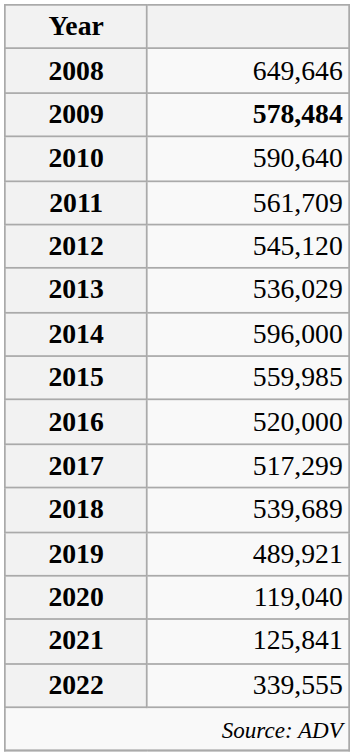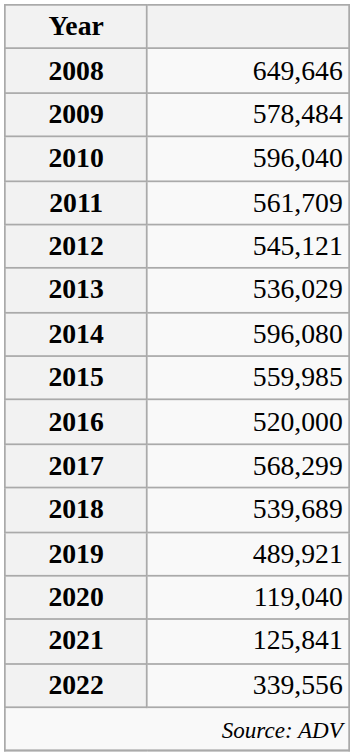(298, 114) bold -> (298, 114) normal
(298, 158) 590,640 -> (298, 158) 596,040
(298, 245) 545,120 -> (298, 245) 545,121
(298, 333) 596,000 -> (298, 333) 596,080
(298, 465) 517,299 -> (298, 465) 568,299
(298, 684) 339,555 -> (298, 684) 339,556
